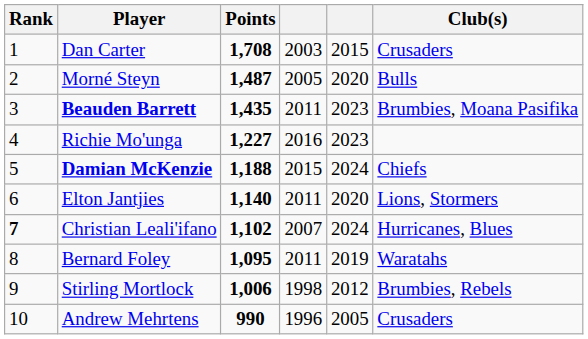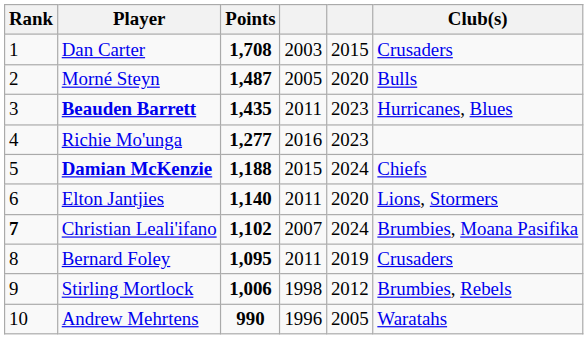(478, 109) Brumbies, Moana Pasifika -> (445, 109) Hurricanes, Blues
(251, 139) 1,227 -> (251, 139) 1,277
(445, 229) Hurricanes, Blues -> (478, 229) Brumbies, Moana Pasifika
(412, 259) Waratahs -> (415, 259) Crusaders
(415, 318) Crusaders -> (412, 318) Waratahs
